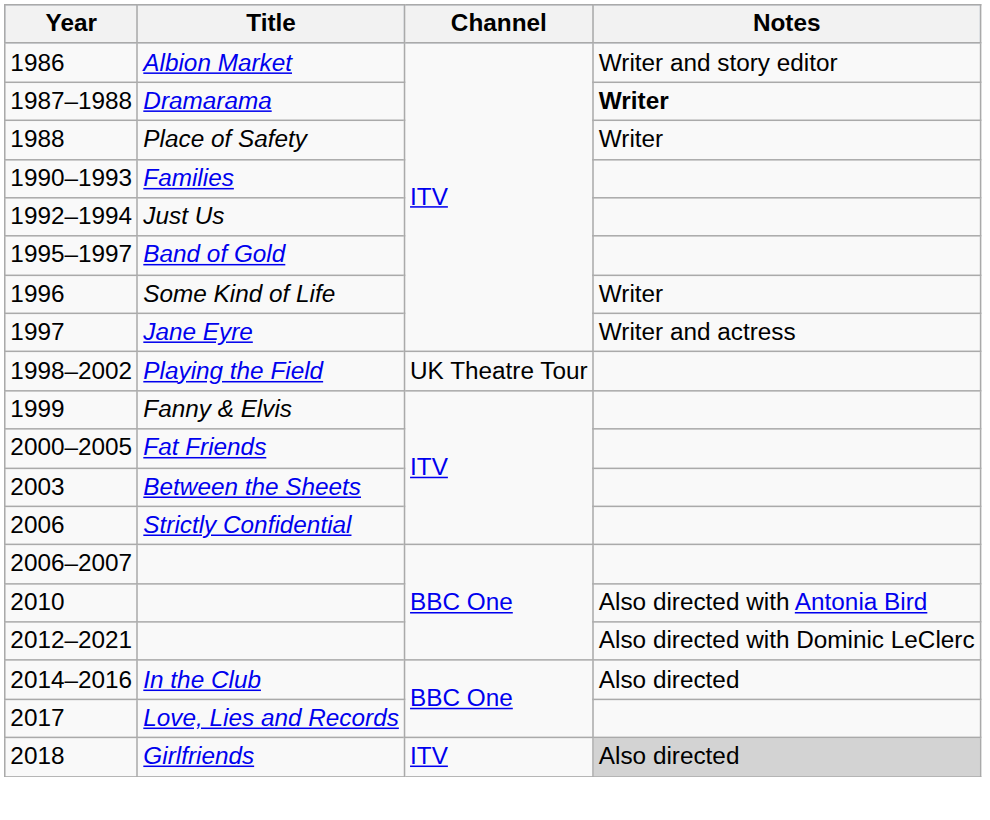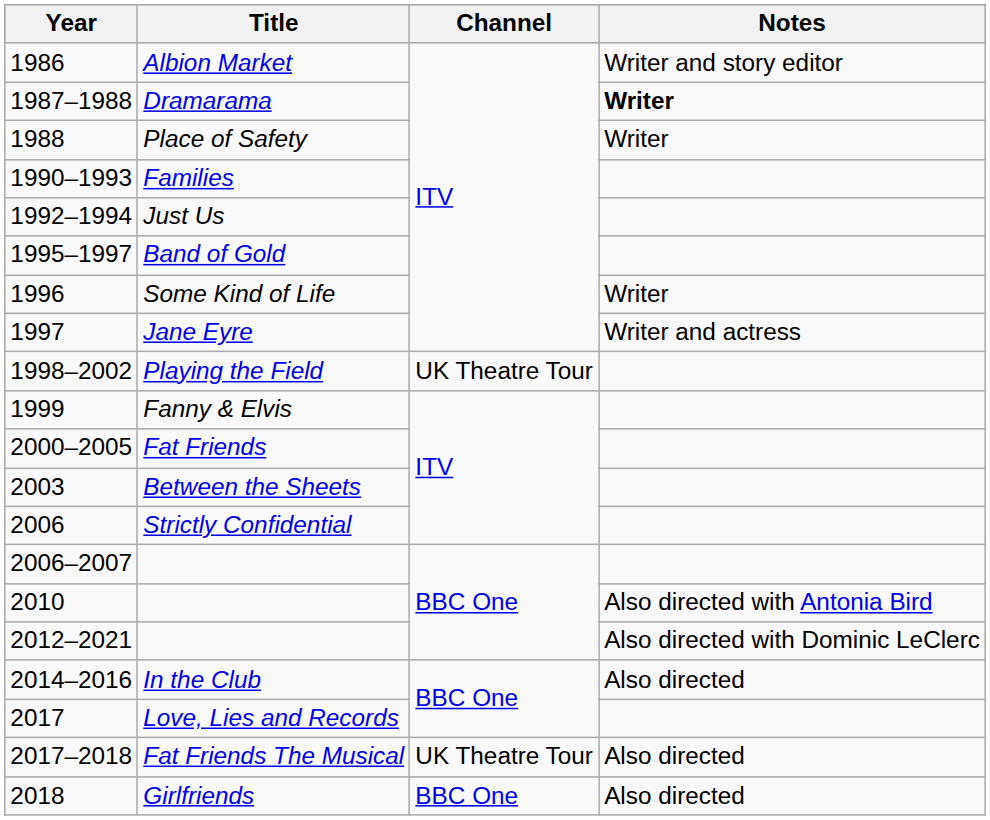+ row: (71, 756)
(429, 756) ITV -> (467, 795) BBC One
(669, 756) lightgrey background -> (674, 795) no background
